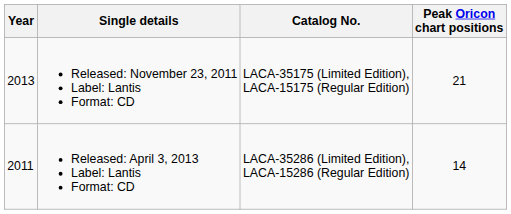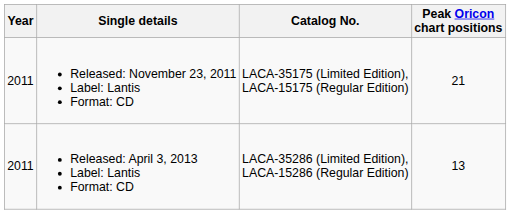(21, 80) 2013 -> (20, 80) 2011
(459, 166) 14 -> (458, 166) 13
